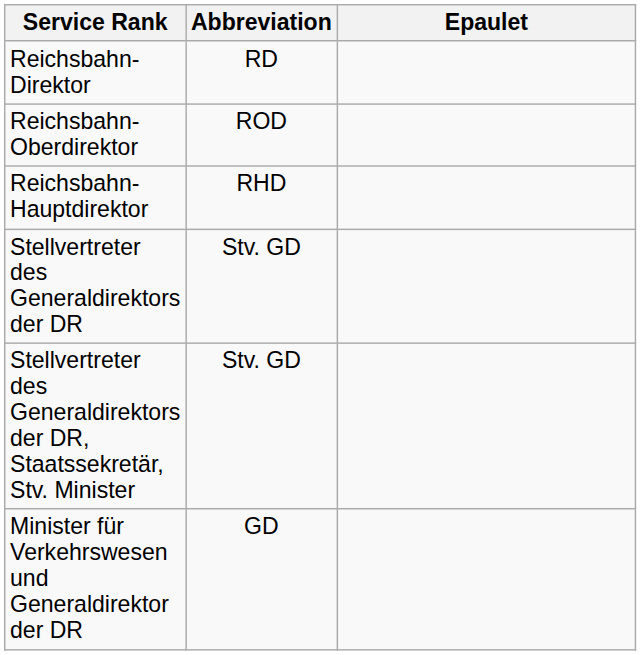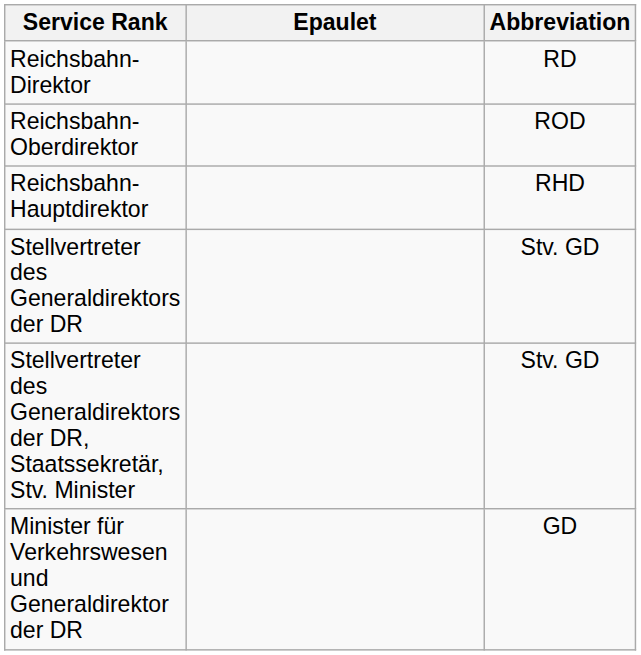columns swapped: (261, 22) <-> (486, 22)
